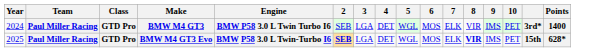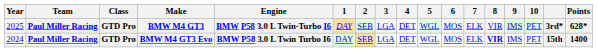+ column: (344, 12)
(15, 26) 2024 -> (15, 26) 2025
(274, 26) BMW P58 3.0 L Twin Turbo I6 -> (274, 26) BMW P58 3.0 L Twin-Turbo I6
(557, 26) 1400 -> (579, 26) 628*
(15, 40) 2025 -> (15, 40) 2024
(274, 40) BMW P58 3.0 L Twin-Turbo I6 -> (274, 40) BMW P58 3.0 L Twin Turbo I6
(343, 40) bold -> (365, 40) normal
(557, 40) 628* -> (579, 40) 1400
